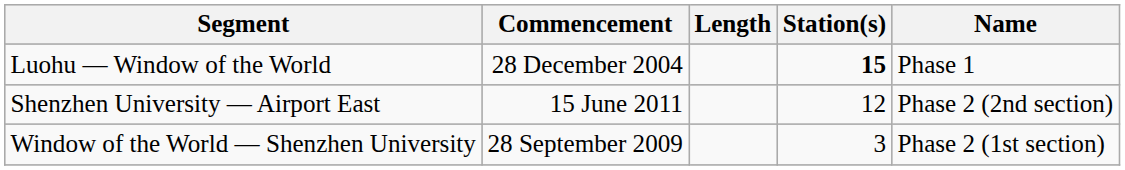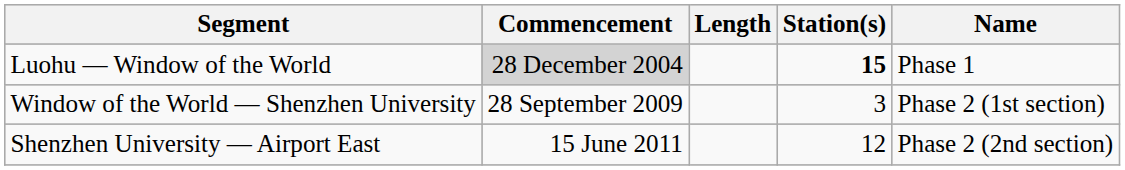(587, 64) no background -> (587, 64) lightgrey background
rows swapped: (243, 143) <-> (195, 104)
